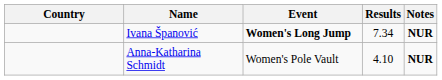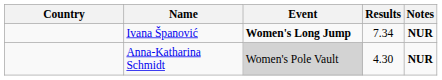(292, 59) no background -> (292, 59) lightgrey background
(383, 59) 4.10 -> (383, 59) 4.30
